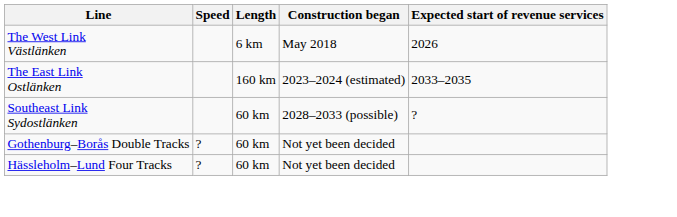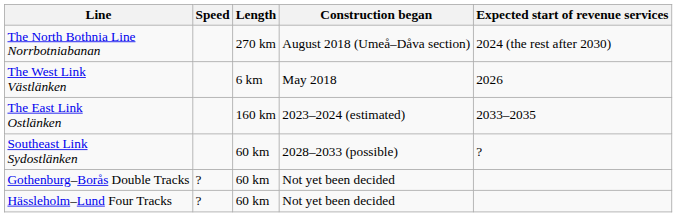+ row: (71, 43)
